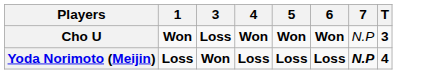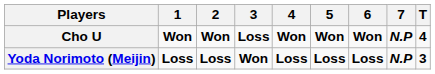+ column: (216, 15)
(363, 36) normal -> (401, 36) bold
(385, 36) 3 -> (423, 36) 4
(385, 58) 4 -> (423, 58) 3
